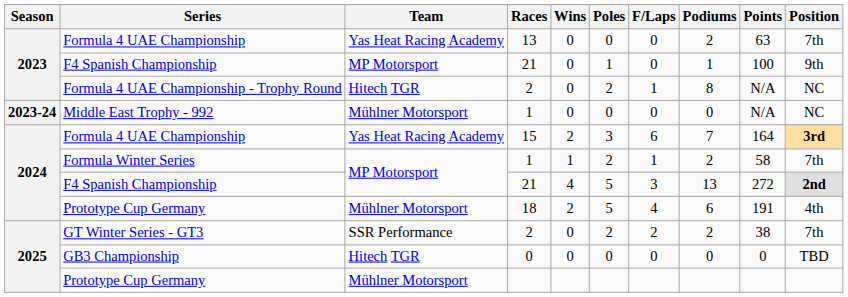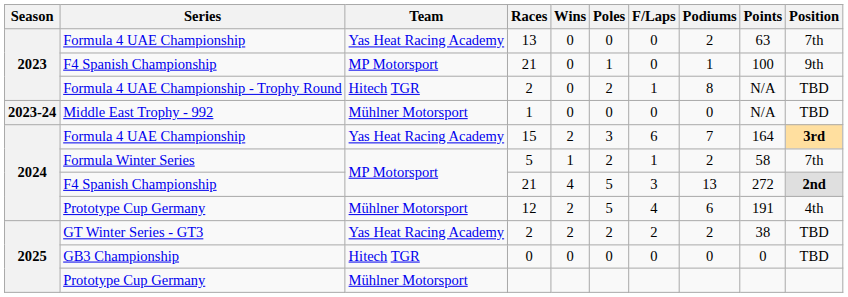(814, 88) NC -> (814, 88) TBD
(814, 112) NC -> (814, 112) TBD
(529, 160) 1 -> (529, 160) 5
(529, 208) 18 -> (529, 208) 12
(400, 232) SSR Performance -> (426, 232) Yas Heat Racing Academy
(570, 232) 0 -> (570, 232) 2
(814, 232) 7th -> (814, 232) TBD
